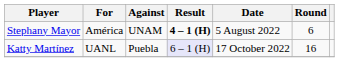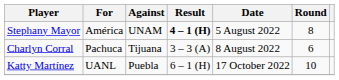(311, 30) 6 -> (311, 30) 8
+ row: (40, 48)
(190, 48) lavender background -> (190, 65) no background
(311, 48) 16 -> (311, 65) 10
